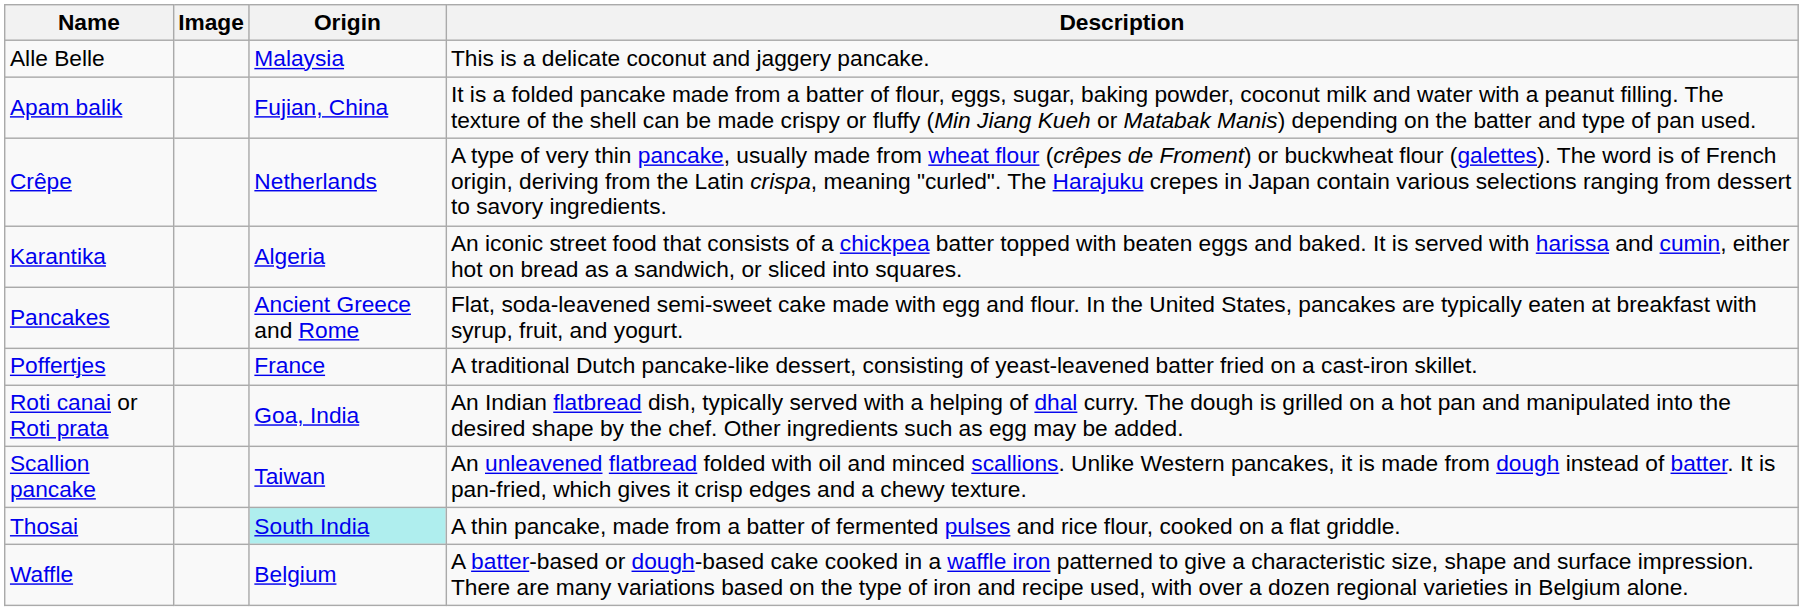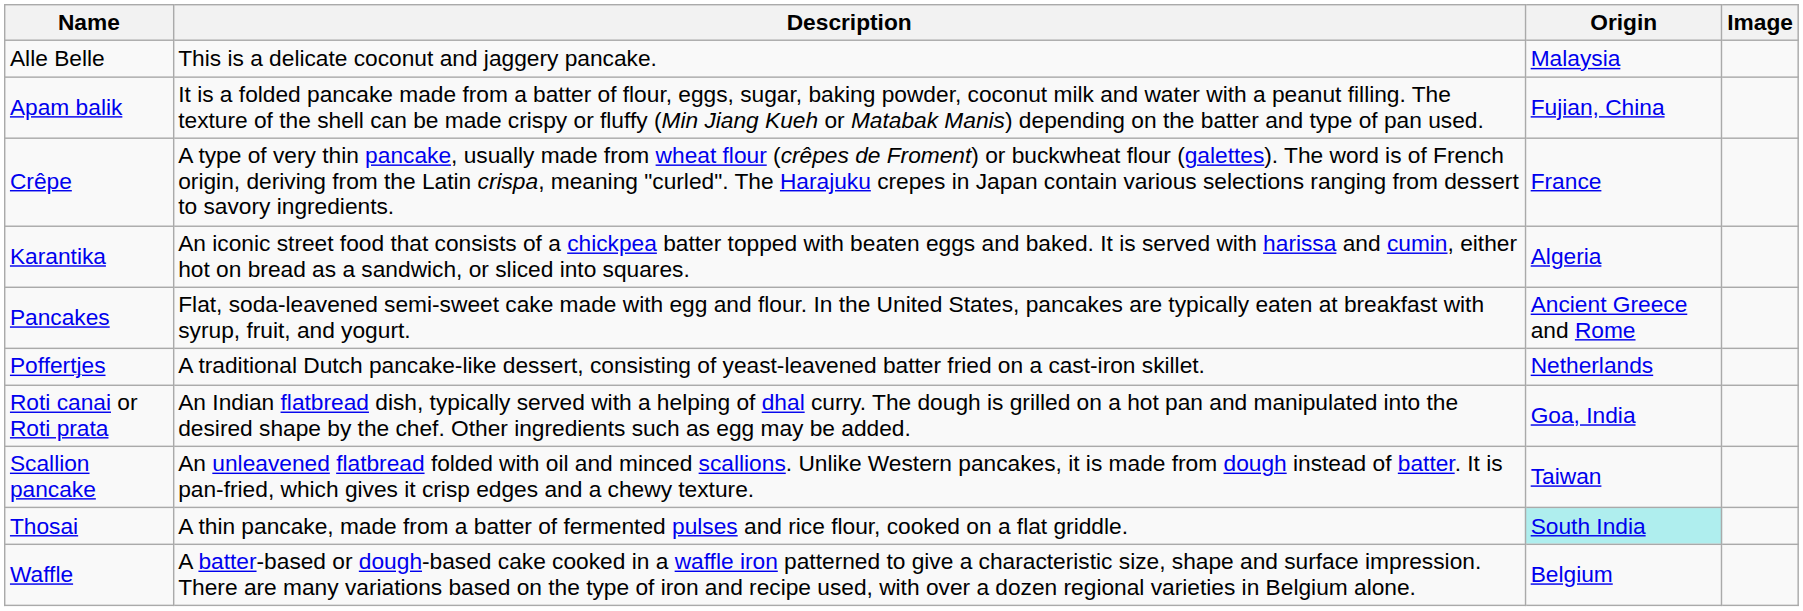columns swapped: (211, 22) <-> (1122, 22)
(316, 181) Netherlands -> (1566, 181) France
(290, 366) France -> (1592, 366) Netherlands
